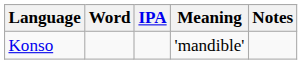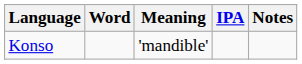columns swapped: (153, 18) <-> (209, 18)
